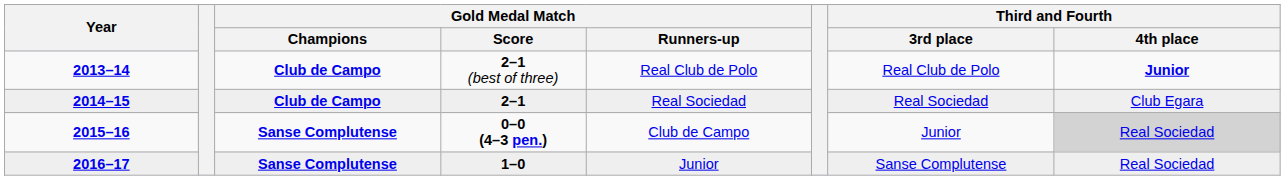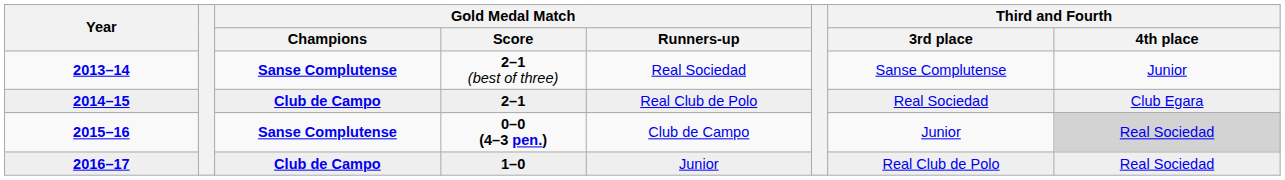(327, 70) Club de Campo -> (327, 70) Sanse Complutense
(699, 70) Real Club de Polo -> (699, 70) Real Sociedad
(941, 70) Real Club de Polo -> (941, 70) Sanse Complutense
(1167, 70) bold -> (1167, 70) normal
(699, 101) Real Sociedad -> (699, 101) Real Club de Polo
(327, 164) Sanse Complutense -> (327, 164) Club de Campo
(941, 164) Sanse Complutense -> (941, 164) Real Club de Polo
